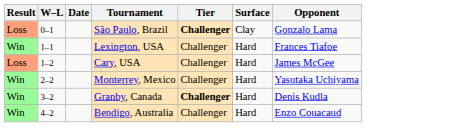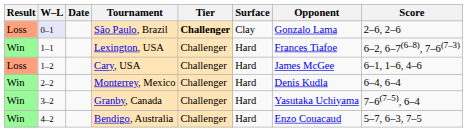+ column: (412, 12)
(47, 30) no background -> (47, 30) lavender background
(317, 79) Yasutaka Uchiyama -> (301, 82) Denis Kudla
(205, 96) bold -> (204, 100) normal
(301, 96) Denis Kudla -> (317, 100) Yasutaka Uchiyama
